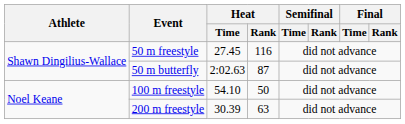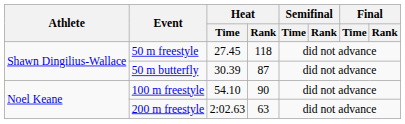(263, 51) 116 -> (263, 51) 118
(227, 71) 2:02.63 -> (227, 71) 30.39
(263, 90) 50 -> (263, 90) 90
(227, 109) 30.39 -> (227, 109) 2:02.63
